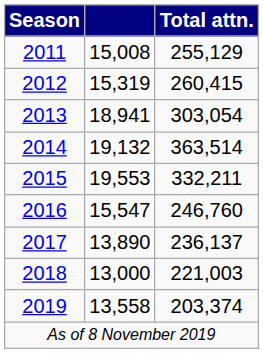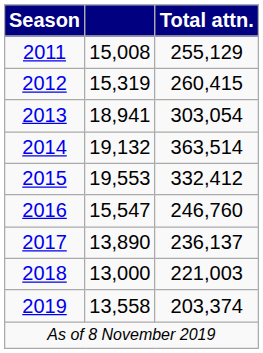(207, 178) 332,211 -> (207, 178) 332,412
